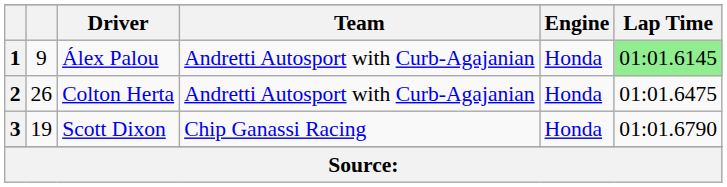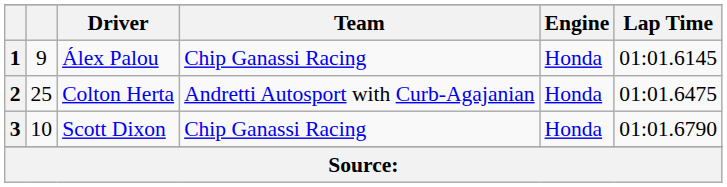(359, 58) Andretti Autosport with Curb-Agajanian -> (275, 58) Chip Ganassi Racing
(668, 58) lightgreen background -> (668, 58) no background
(41, 93) 26 -> (41, 93) 25
(41, 129) 19 -> (41, 129) 10
